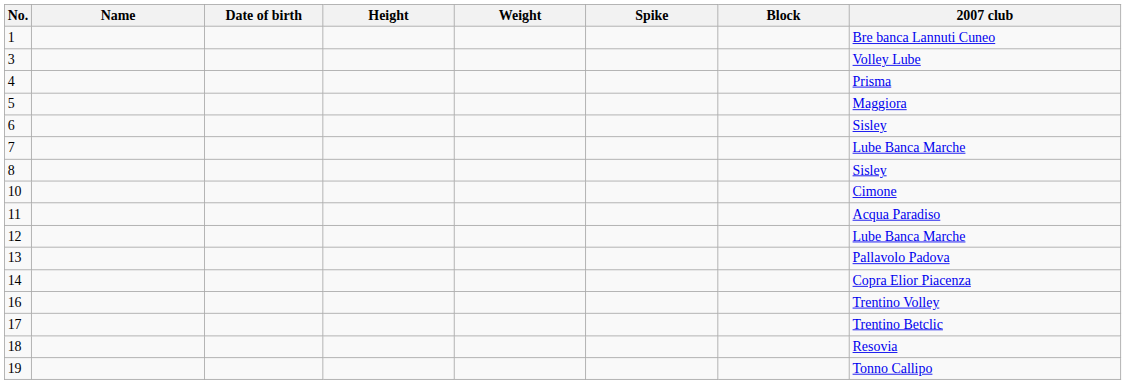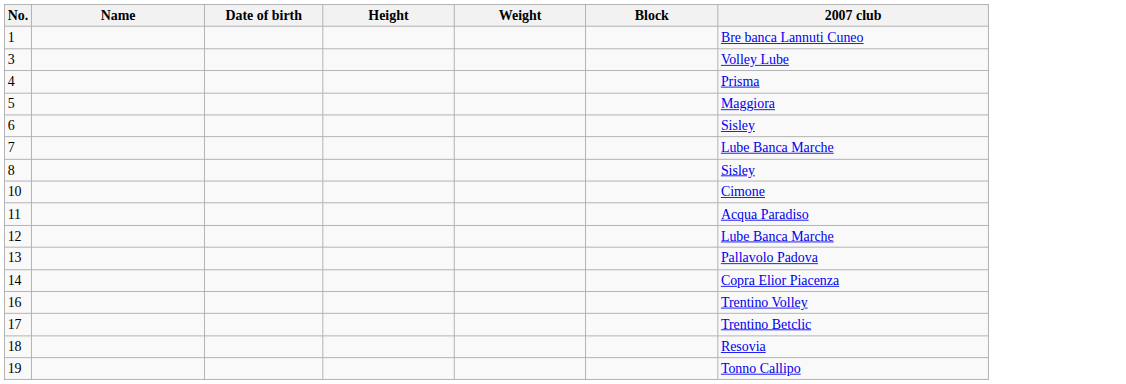- column: (652, 15)
